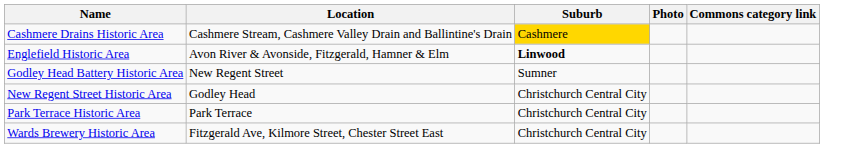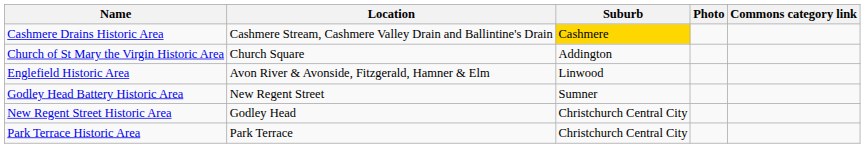+ row: (116, 53)
(541, 53) bold -> (581, 73) normal
- row: (81, 133)
